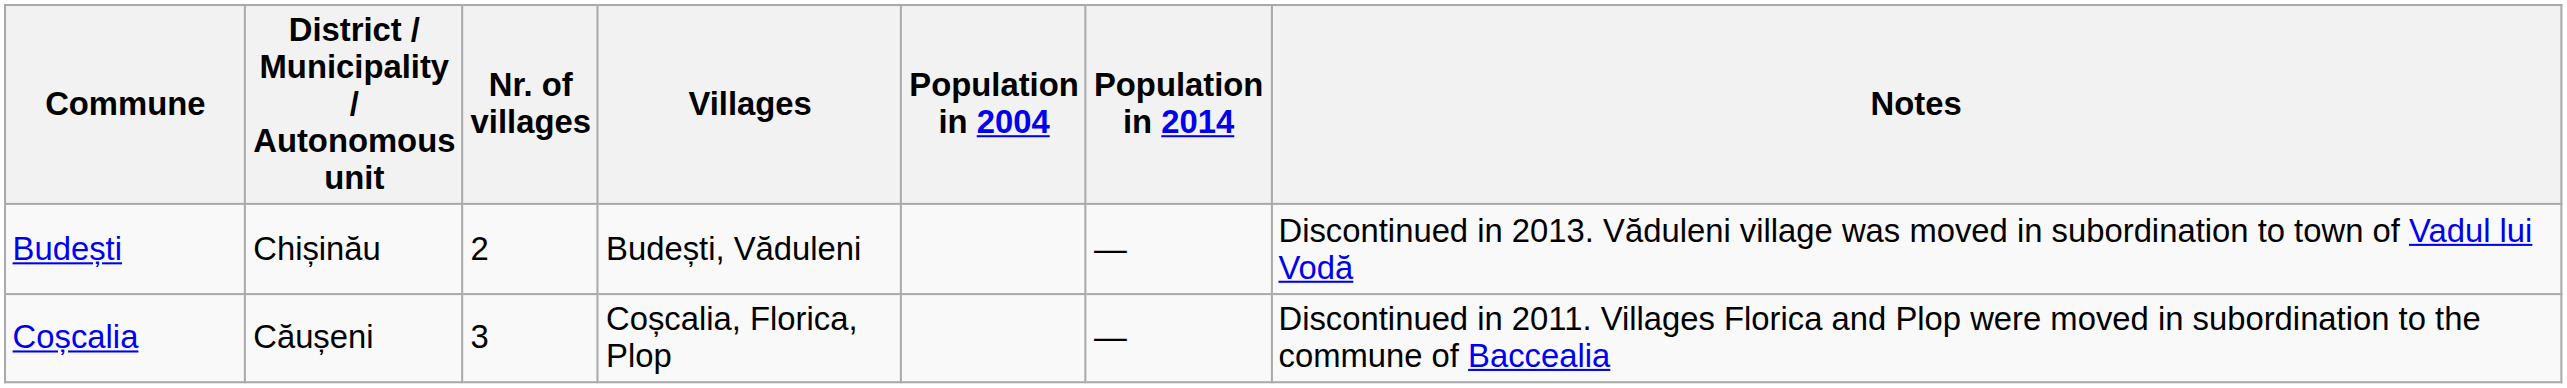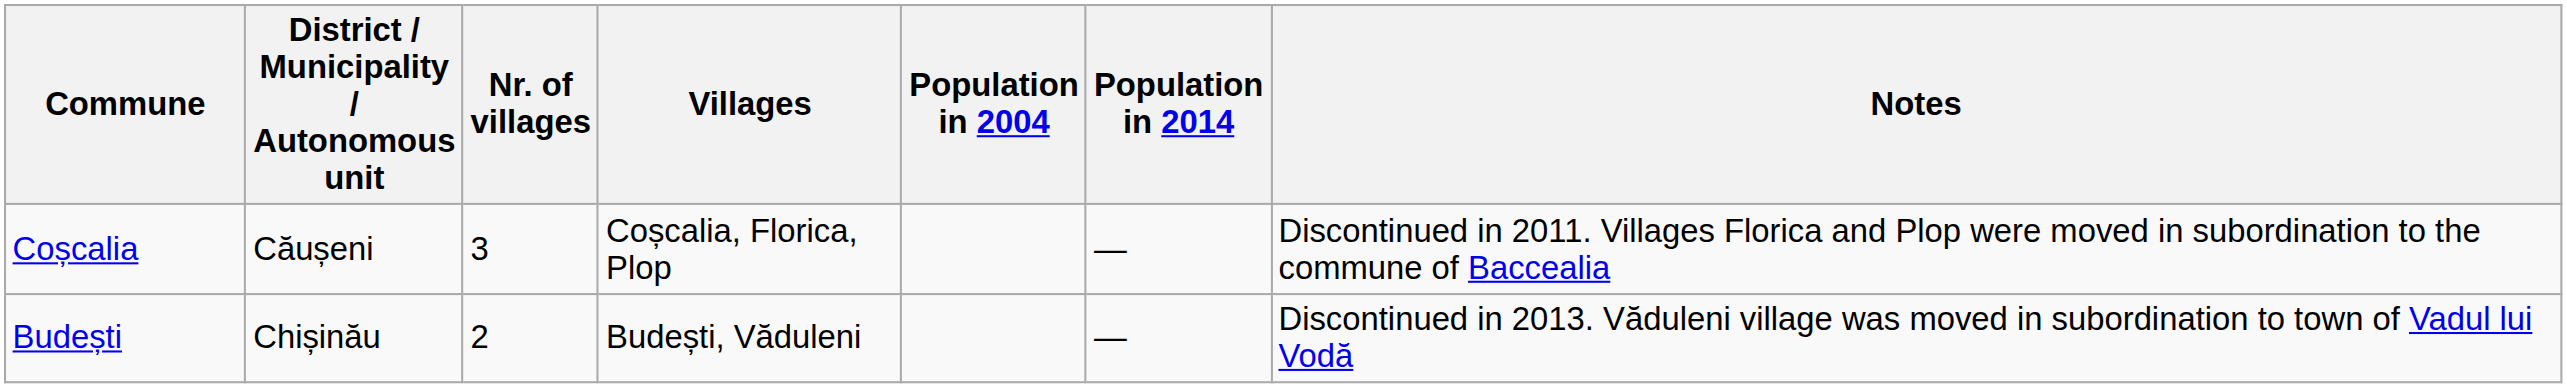rows swapped: (67, 248) <-> (75, 337)
